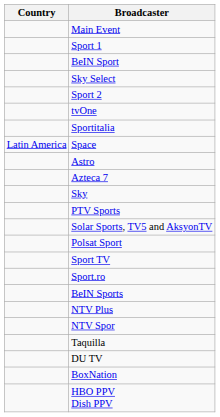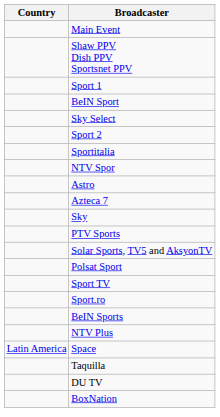+ row: (102, 57)
- row: (84, 111)
rows swapped: (84, 144) <-> (93, 326)
- row: (93, 397)
